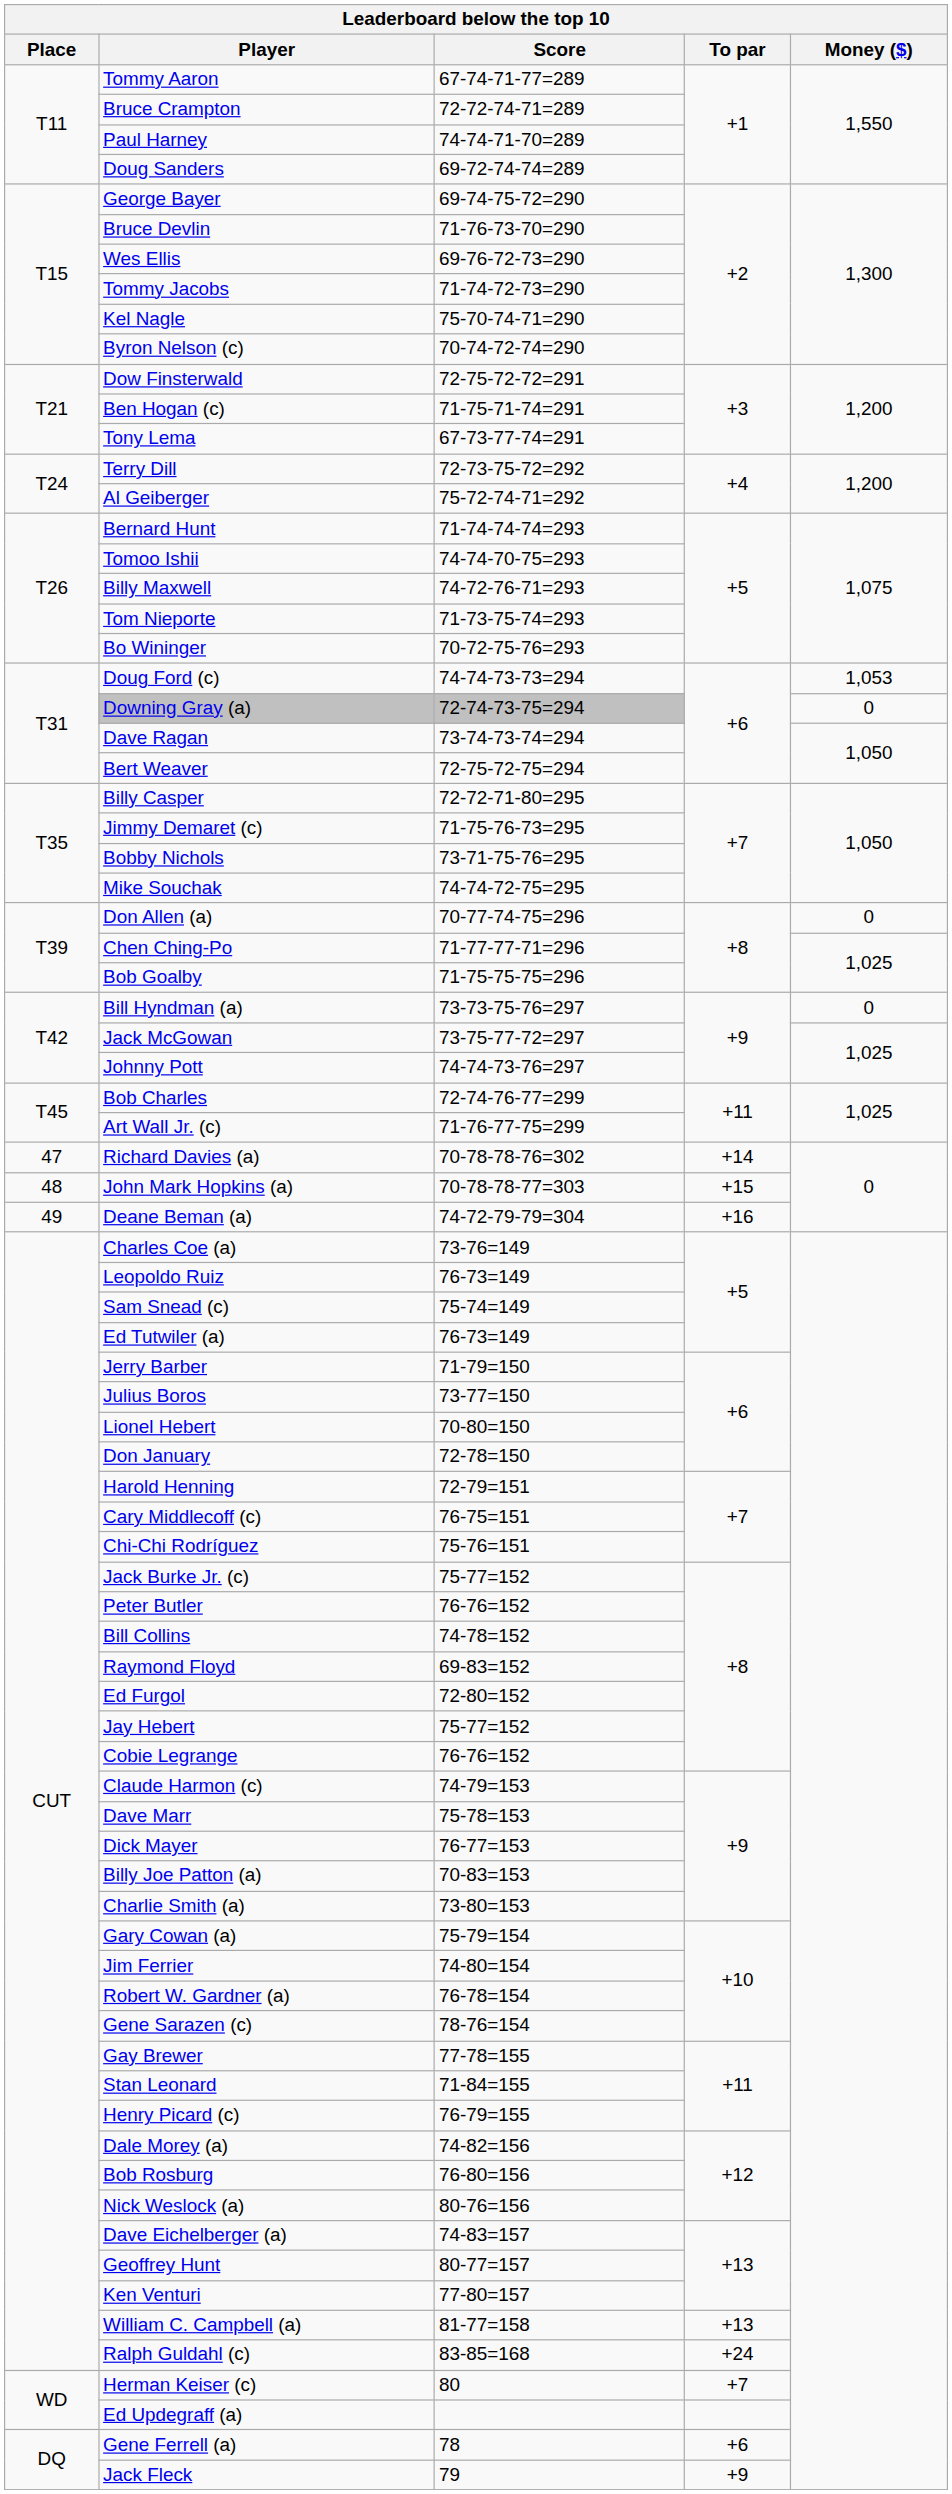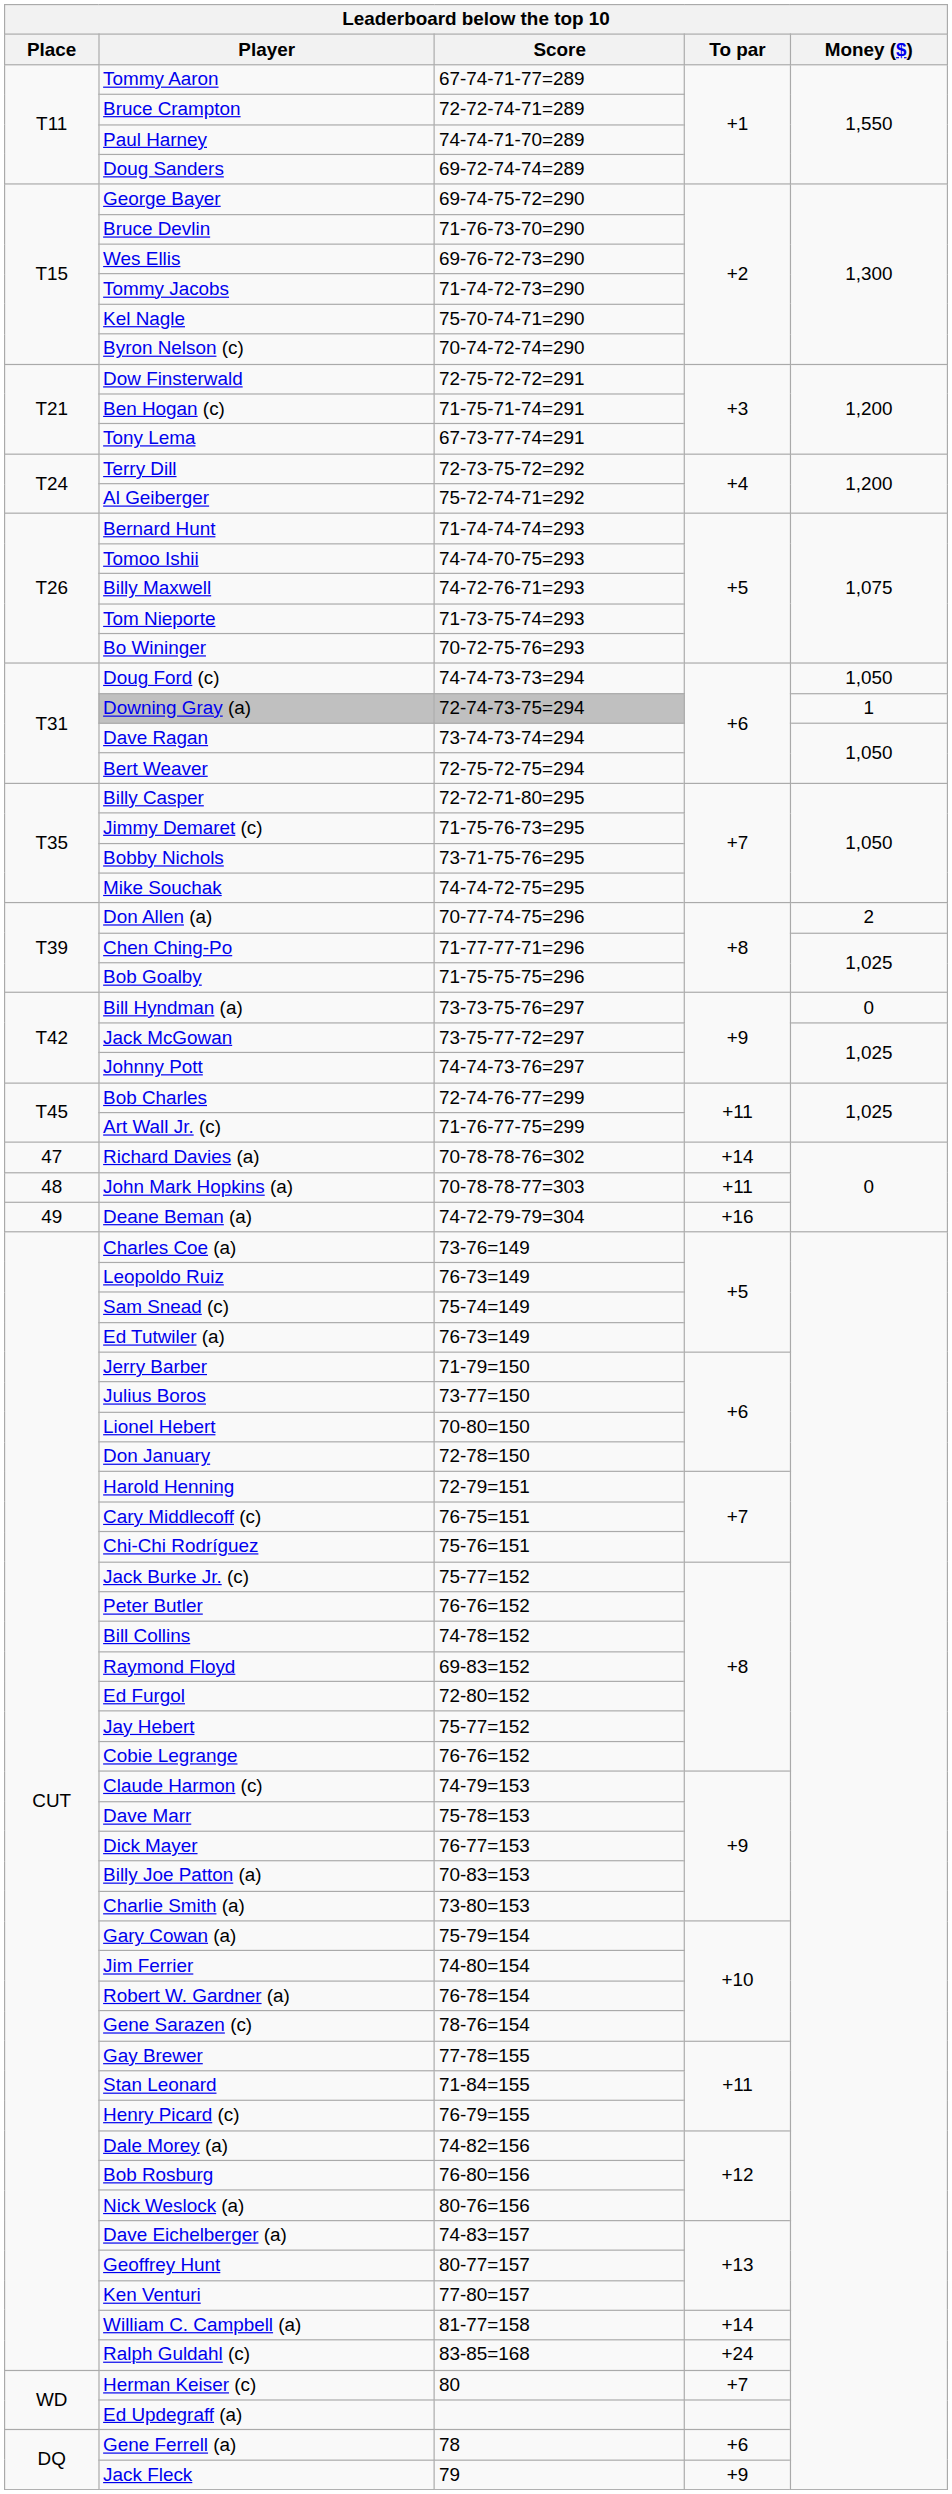(869, 678) 1,053 -> (869, 678) 1,050
(869, 708) 0 -> (869, 708) 1
(869, 917) 0 -> (869, 917) 2
(737, 1187) +15 -> (737, 1187) +11
(737, 2325) +13 -> (737, 2325) +14
